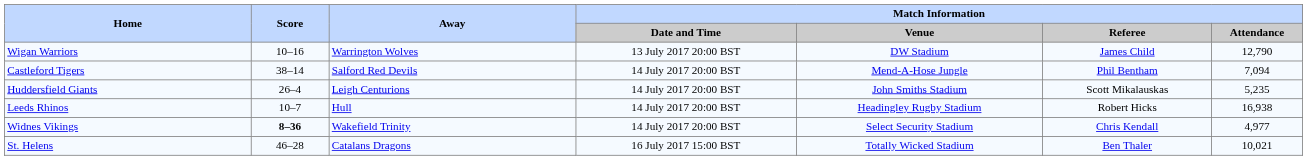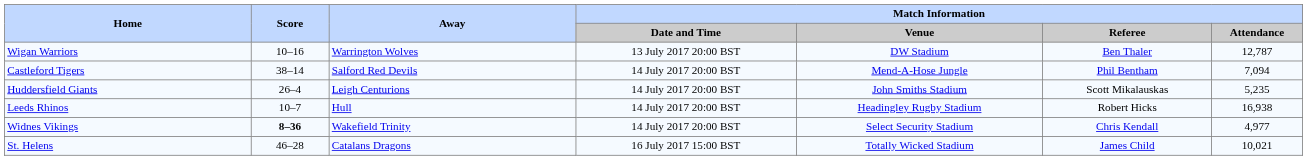(1127, 51) James Child -> (1127, 51) Ben Thaler
(1257, 51) 12,790 -> (1257, 51) 12,787
(1127, 145) Ben Thaler -> (1127, 145) James Child
